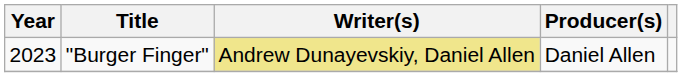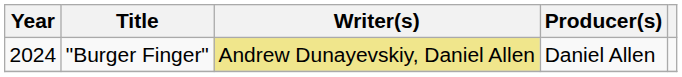(33, 54) 2023 -> (33, 54) 2024
